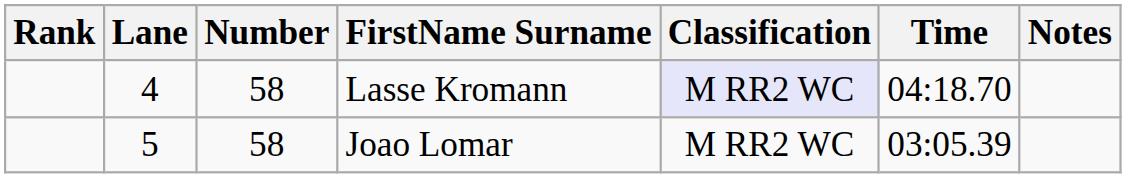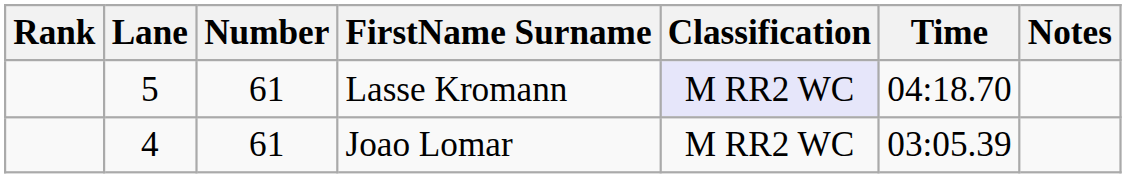(150, 88) 4 -> (150, 88) 5
(267, 88) 58 -> (267, 88) 61
(150, 144) 5 -> (150, 144) 4
(267, 144) 58 -> (267, 144) 61
